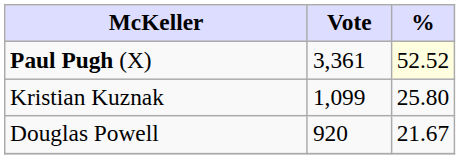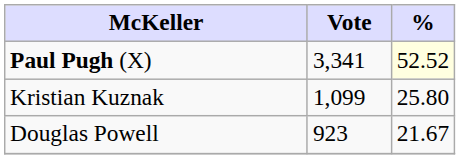(339, 60) 3,361 -> (339, 60) 3,341
(330, 134) 920 -> (330, 134) 923
